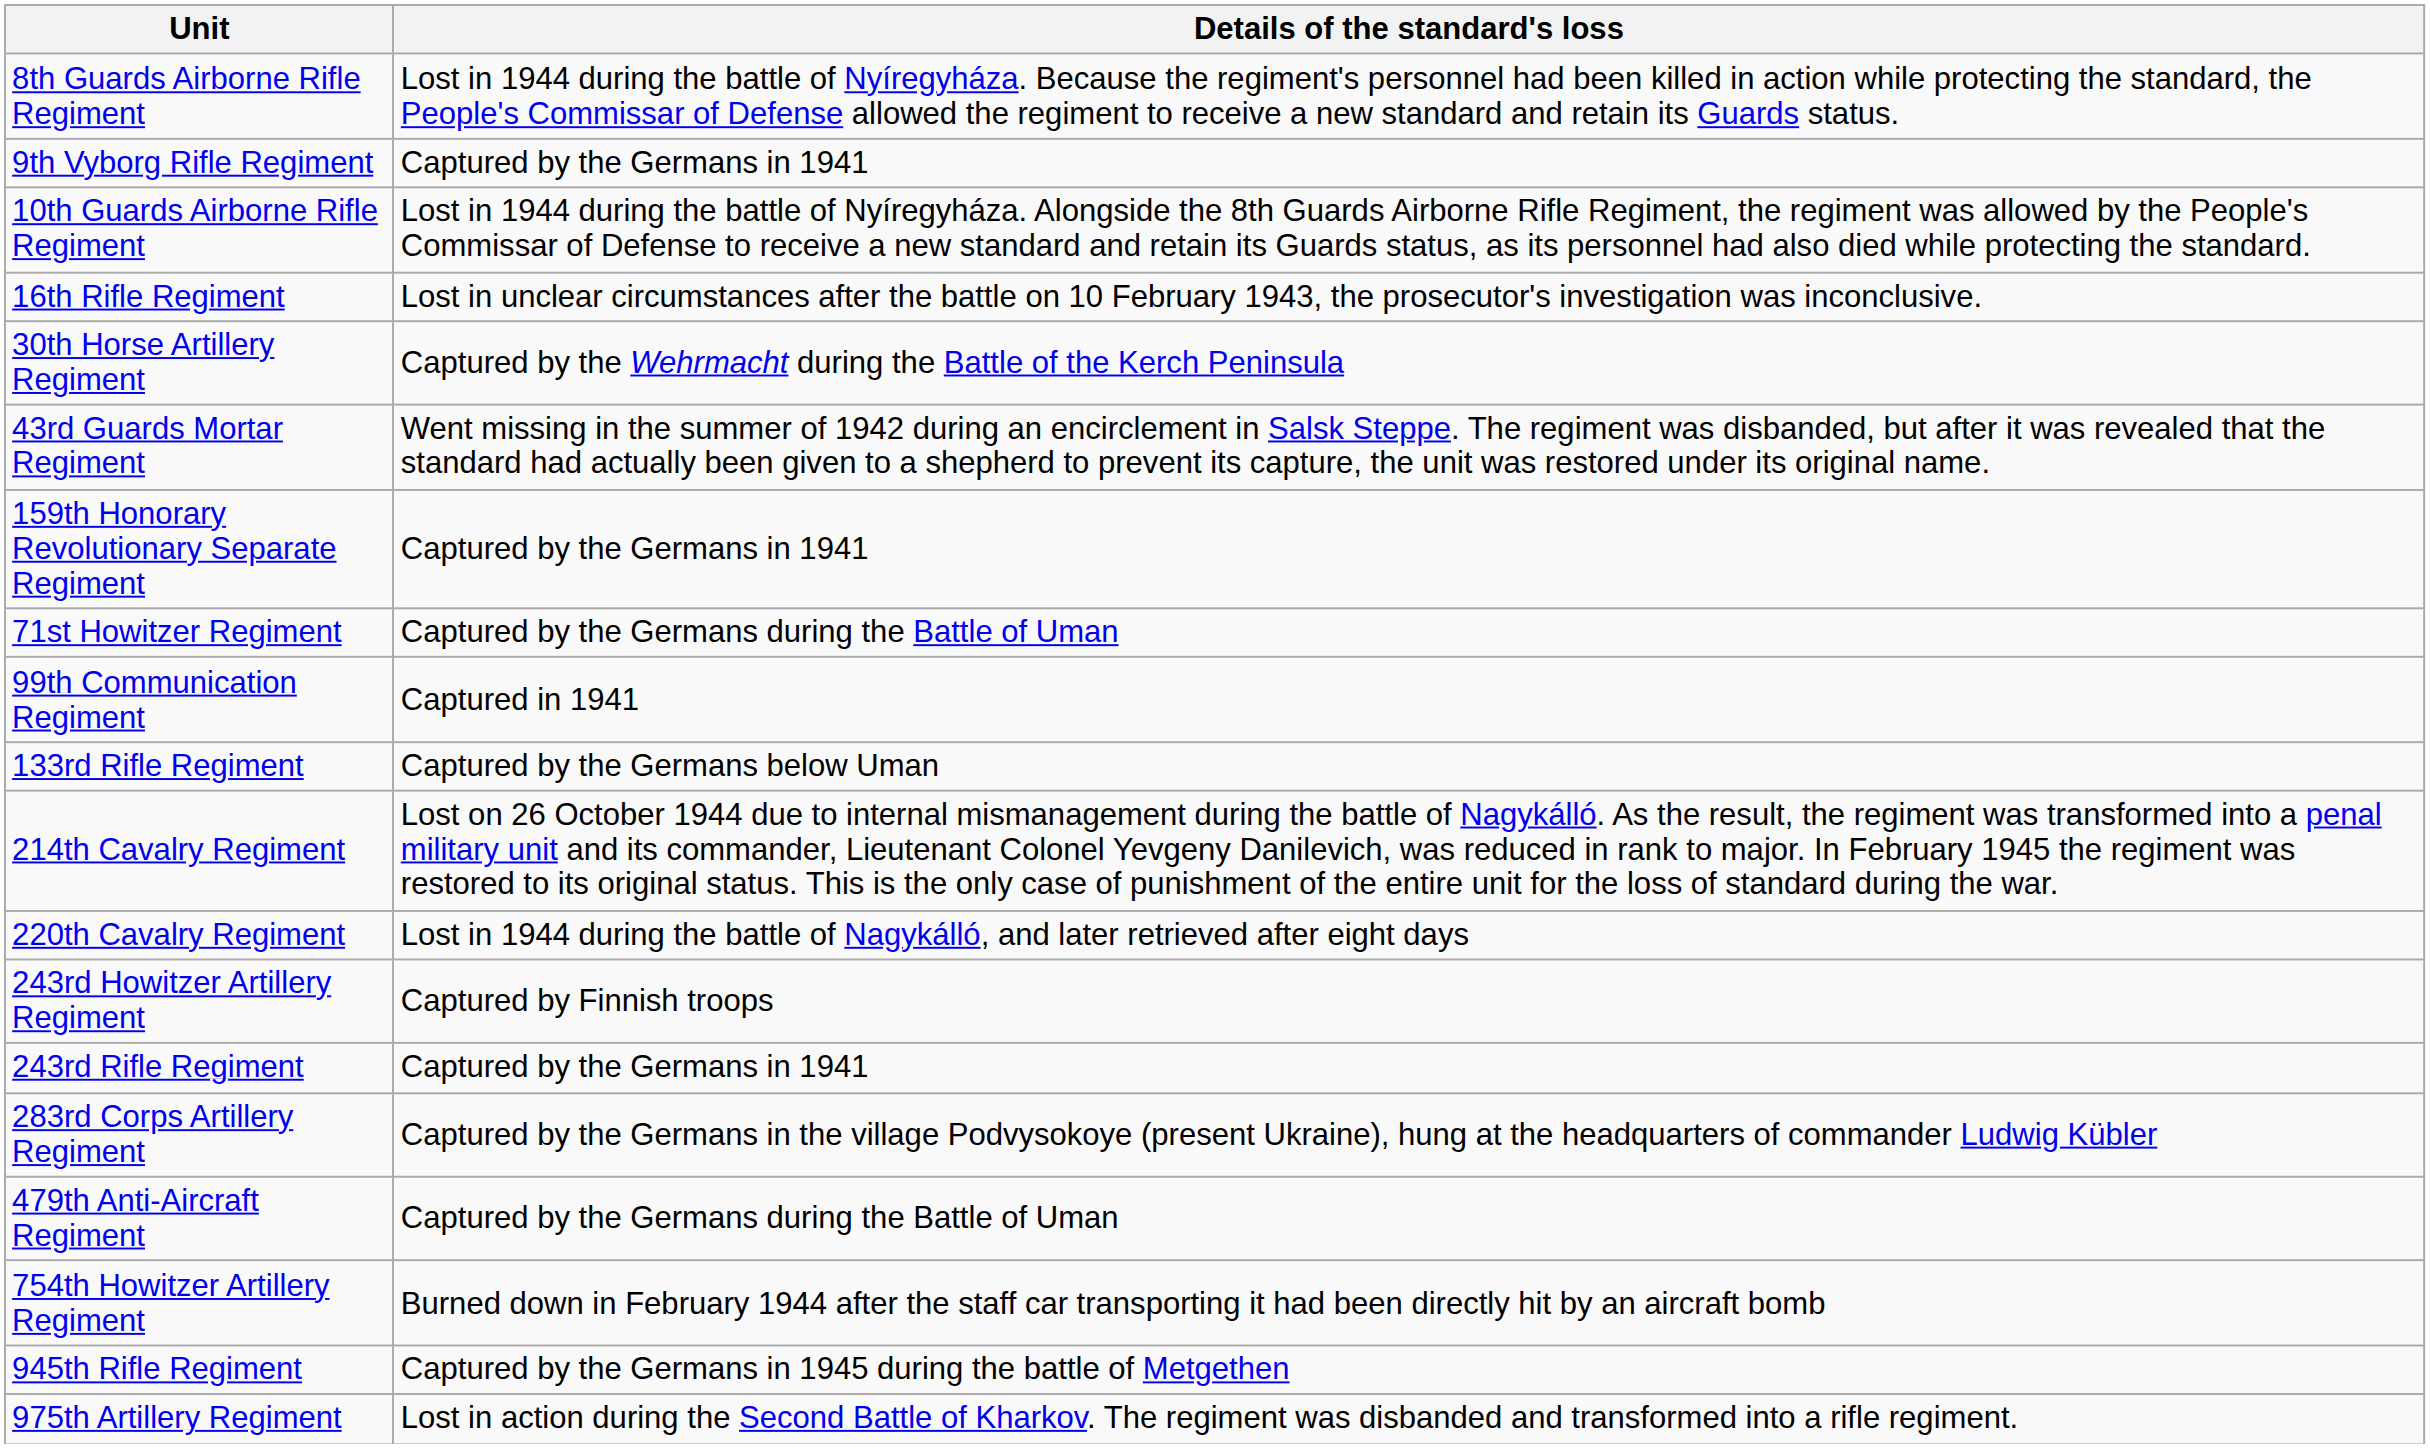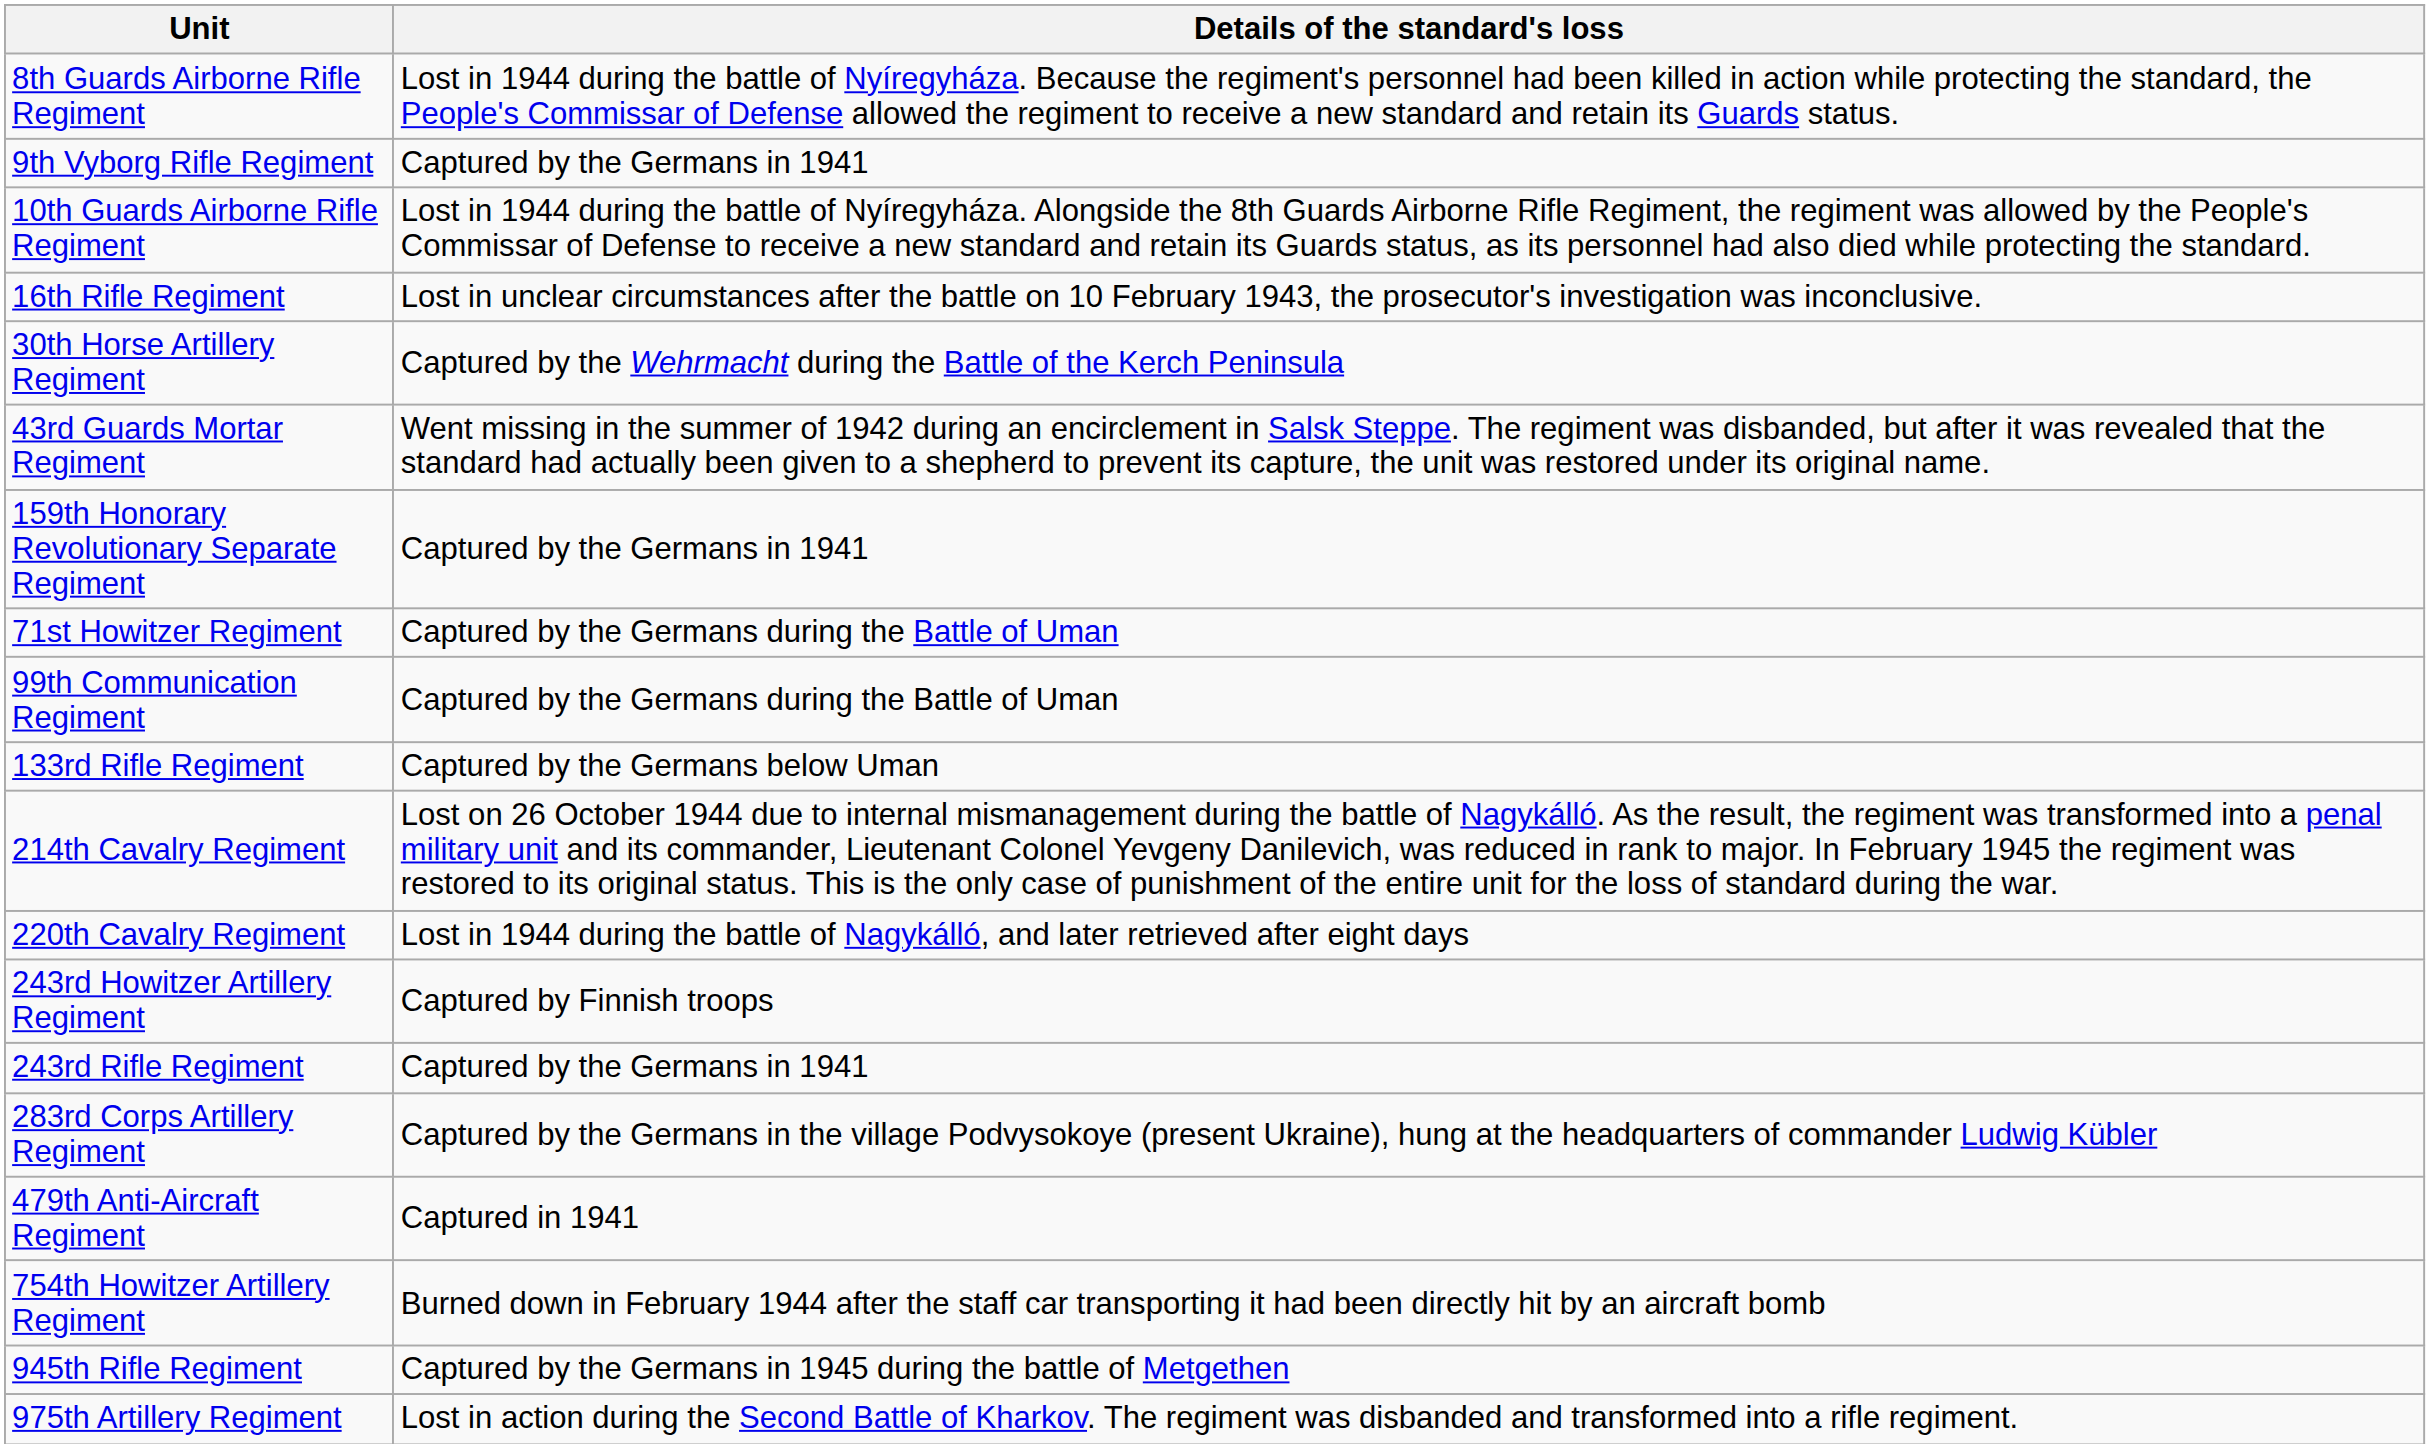(520, 699) Captured in 1941 -> (760, 699) Captured by the Germans during the Battle of Uman
(760, 1218) Captured by the Germans during the Battle of Uman -> (520, 1218) Captured in 1941
